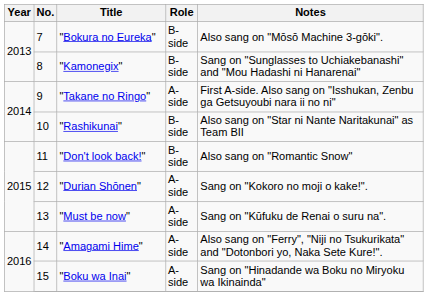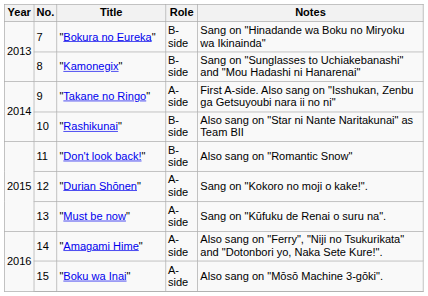(292, 36) Also sang on "Mōsō Machine 3-gōki". -> (302, 36) Sang on "Hinadande wa Boku no Miryoku wa Ikinainda"
(302, 276) Sang on "Hinadande wa Boku no Miryoku wa Ikinainda" -> (292, 276) Also sang on "Mōsō Machine 3-gōki".
